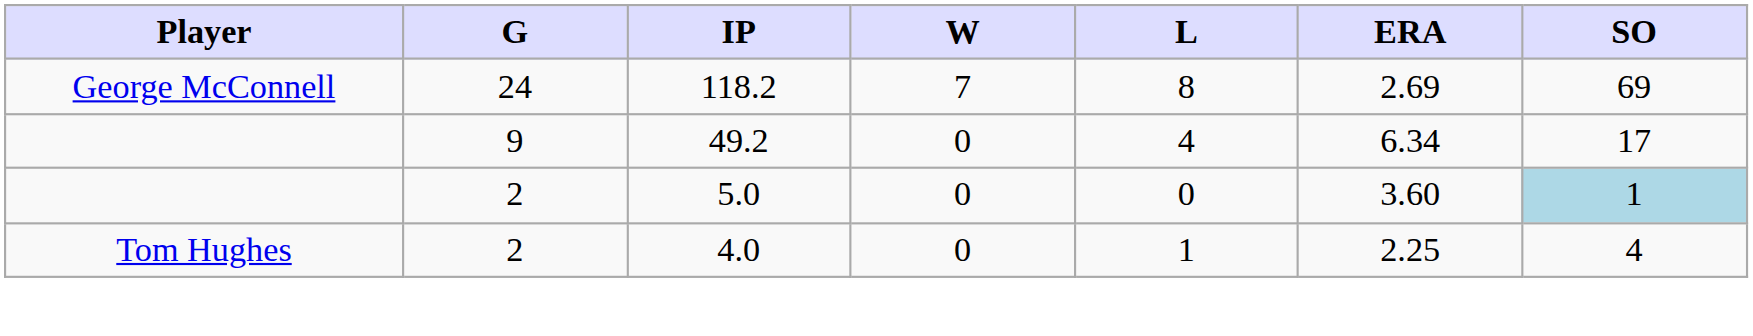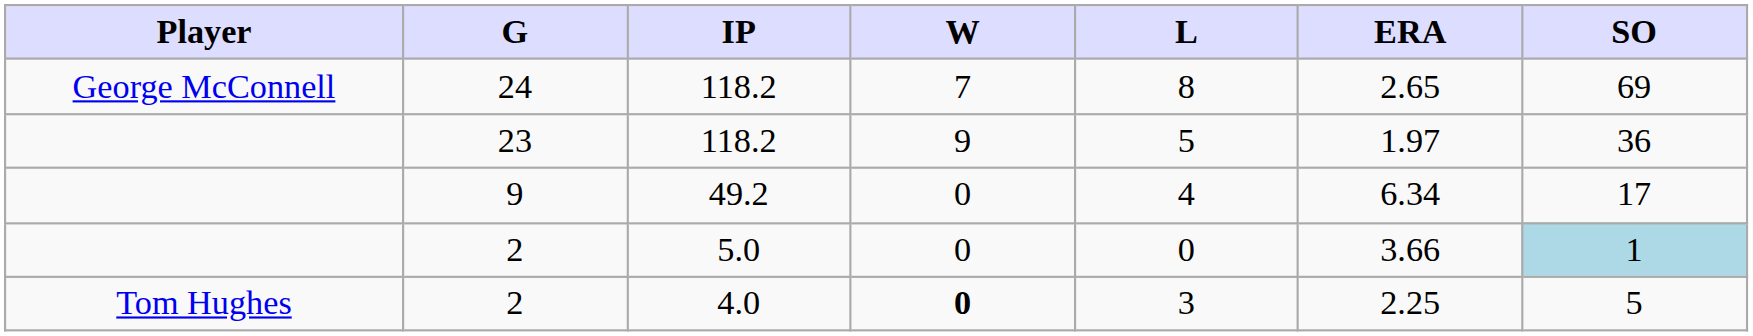(1410, 85) 2.69 -> (1410, 85) 2.65
+ row: (515, 140)
(1410, 194) 3.60 -> (1410, 248) 3.66
(963, 248) normal -> (963, 303) bold
(1186, 248) 1 -> (1186, 303) 3
(1634, 248) 4 -> (1634, 303) 5
